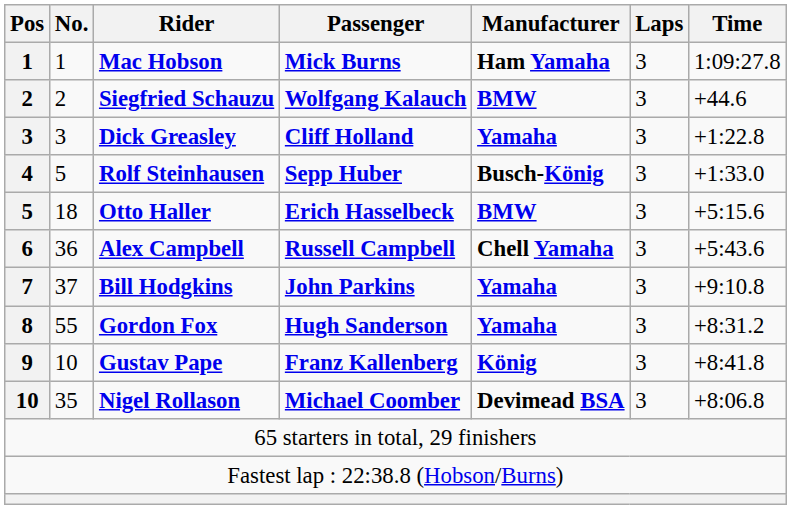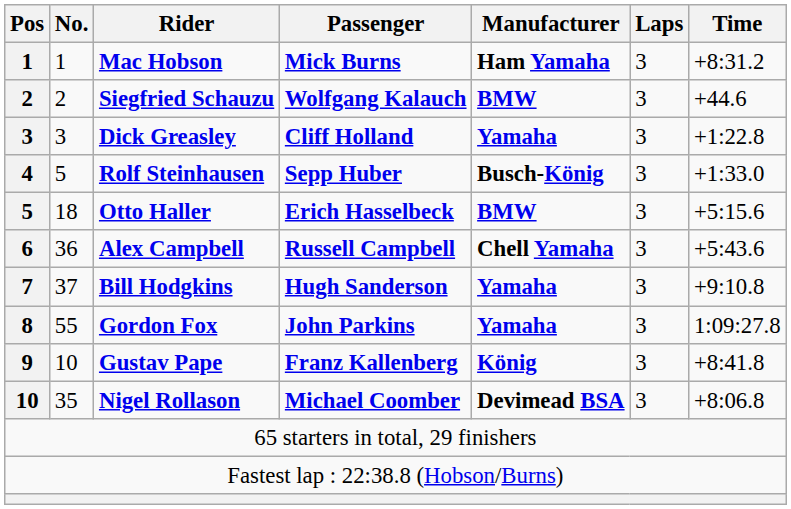(737, 61) 1:09:27.8 -> (729, 61) +8:31.2
(350, 286) John Parkins -> (366, 286) Hugh Sanderson
(366, 324) Hugh Sanderson -> (350, 324) John Parkins
(729, 324) +8:31.2 -> (737, 324) 1:09:27.8
